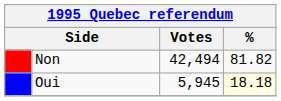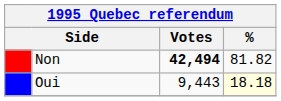(195, 62) normal -> (195, 62) bold
(199, 84) 5,945 -> (199, 84) 9,443
